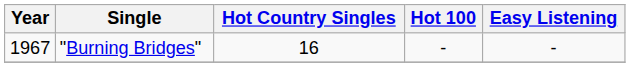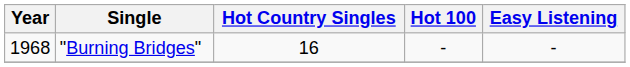(30, 47) 1967 -> (30, 47) 1968
